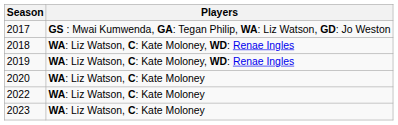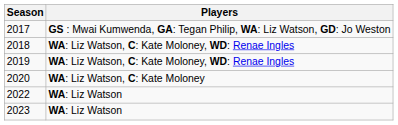(127, 95) WA: Liz Watson, C: Kate Moloney -> (85, 95) WA: Liz Watson
(127, 111) WA: Liz Watson, C: Kate Moloney -> (85, 111) WA: Liz Watson
